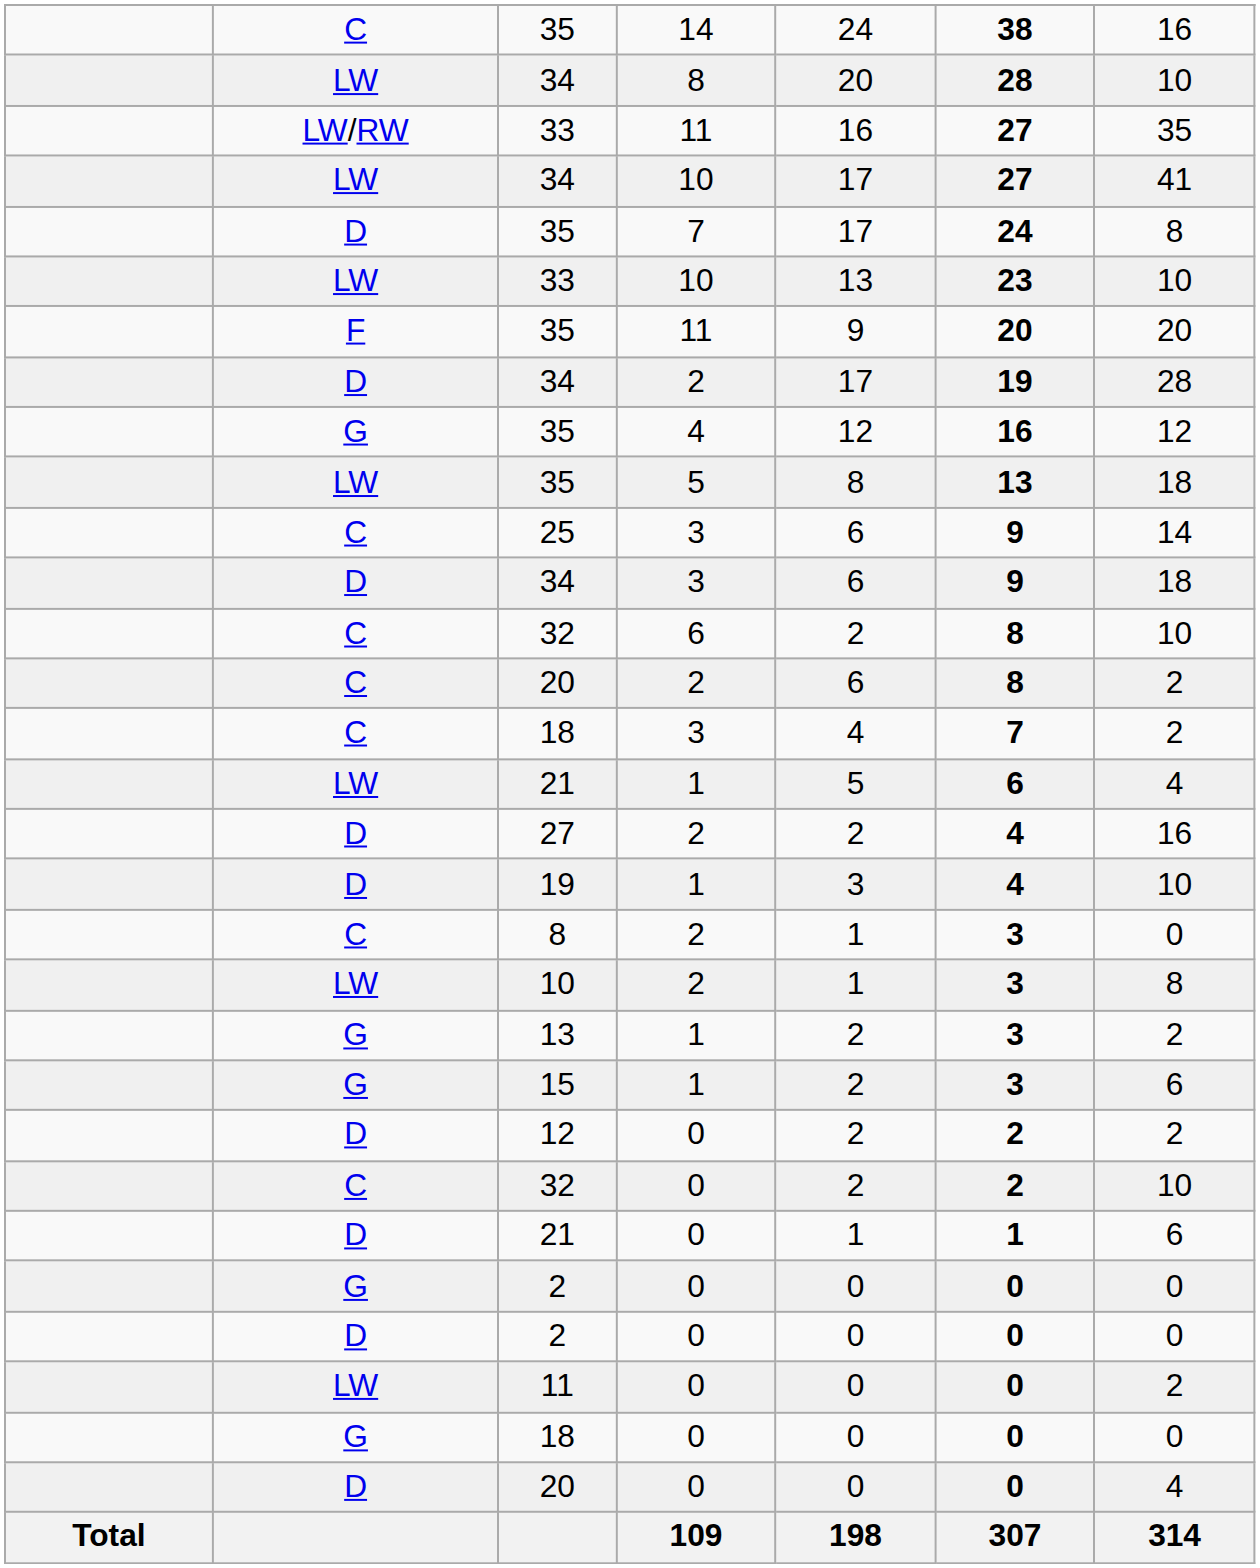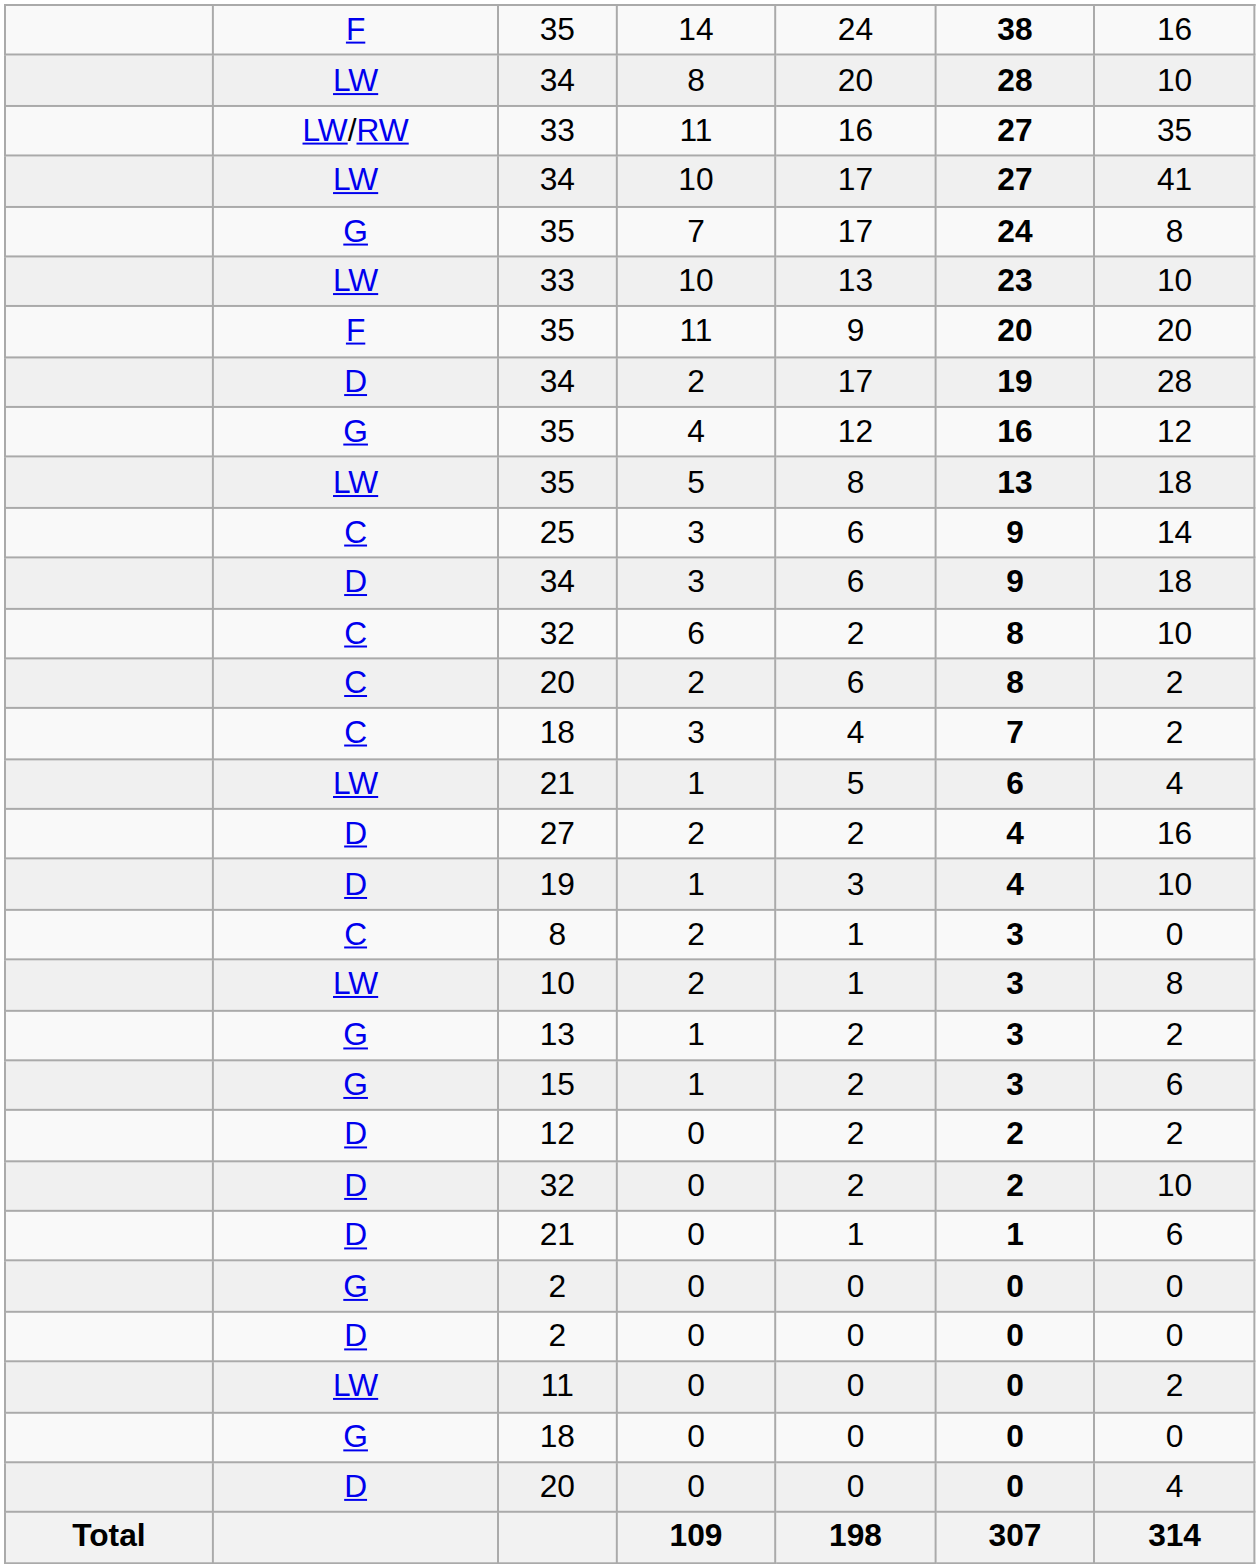(356, 29) C -> (356, 29) F
(356, 230) D -> (356, 230) G
(356, 1185) C -> (356, 1185) D
